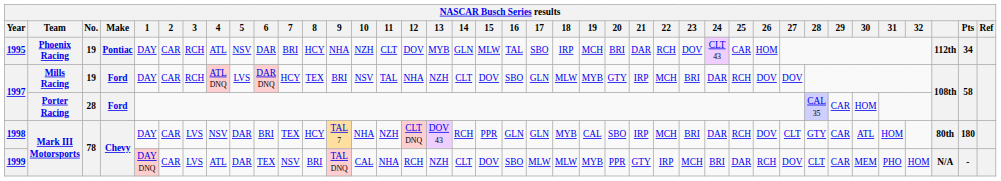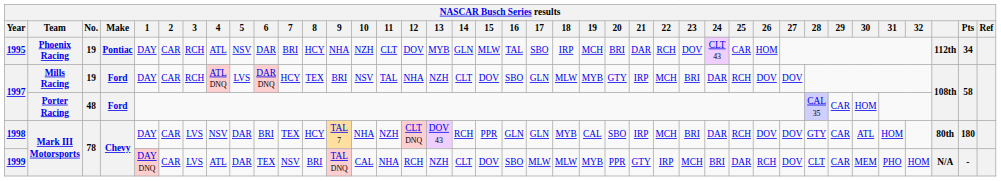(91, 106) 28 -> (91, 106) 48
(792, 134) CLT -> (792, 134) DOV
